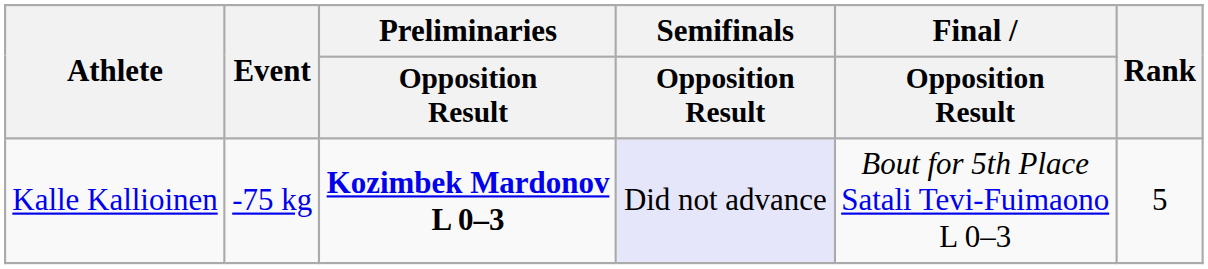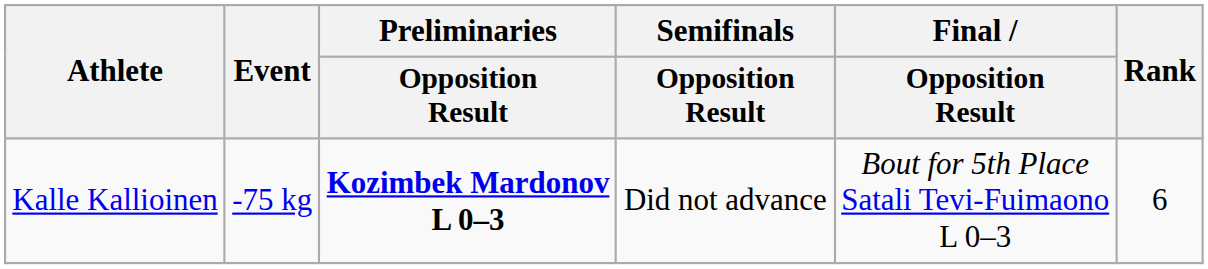(725, 200) lavender background -> (725, 200) no background
(1160, 200) 5 -> (1160, 200) 6
